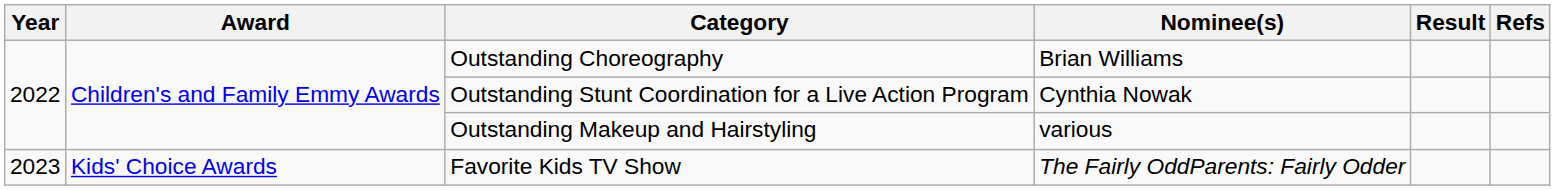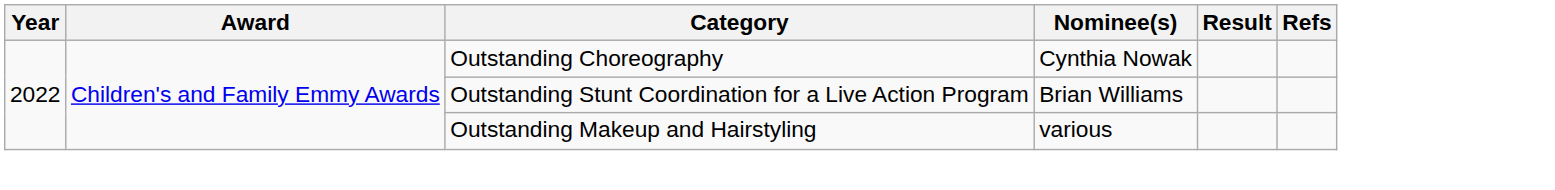(1111, 58) Brian Williams -> (1116, 58) Cynthia Nowak
(1116, 94) Cynthia Nowak -> (1111, 94) Brian Williams
- row: (566, 166)
